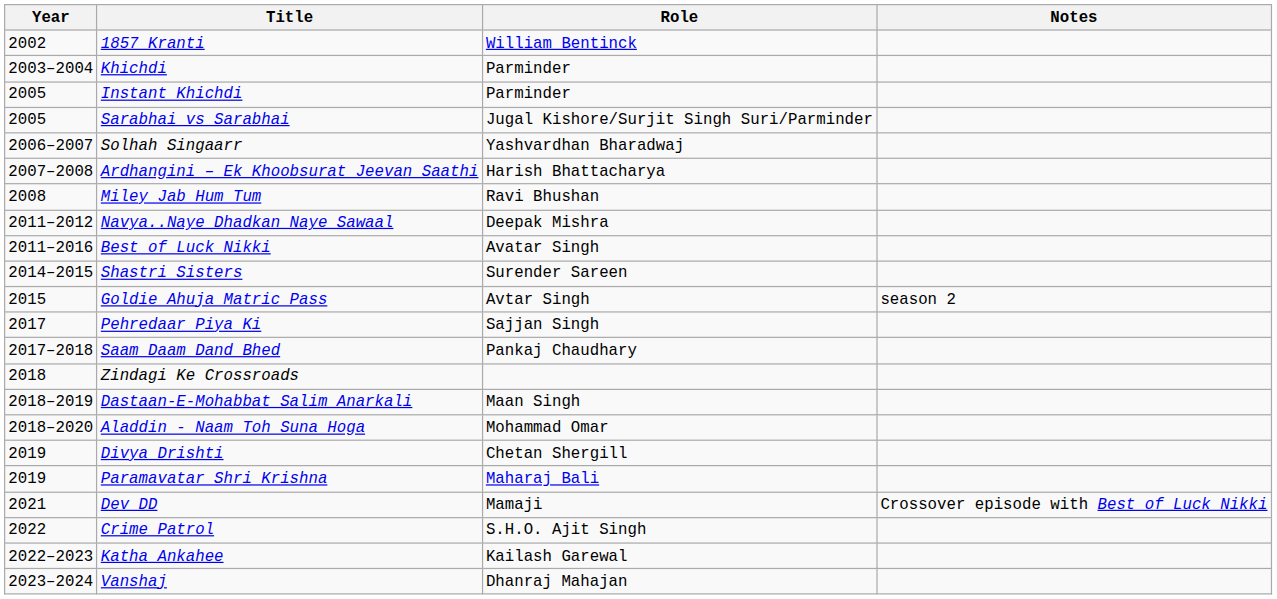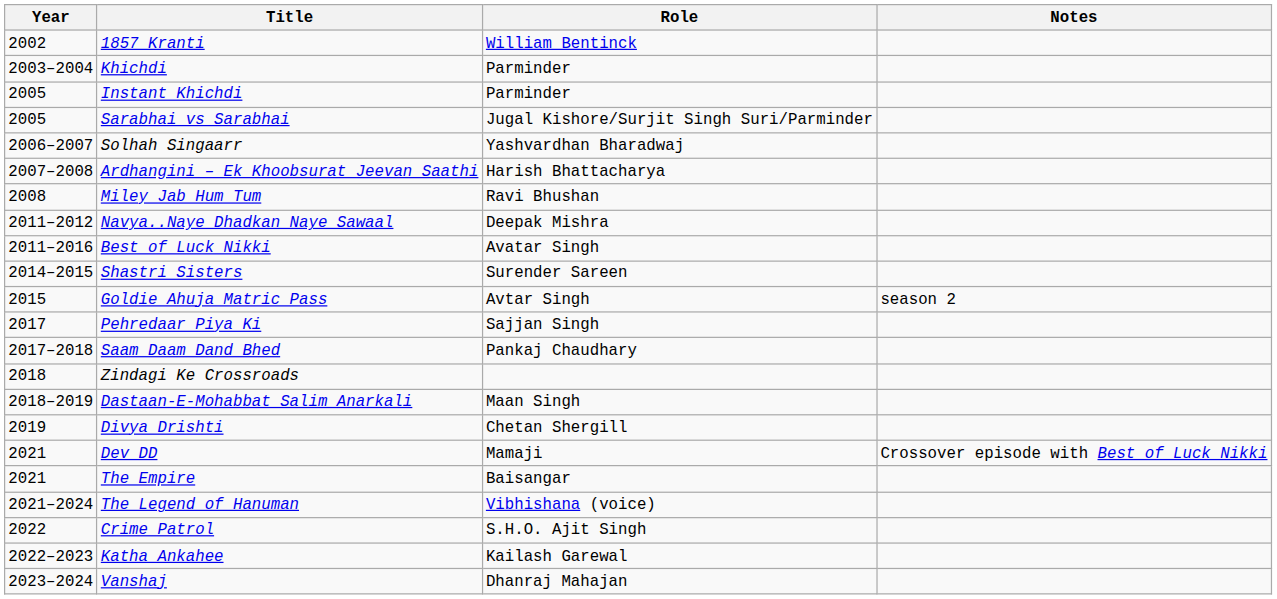- row: (233, 428)
- row: (214, 479)
+ row: (148, 479)
+ row: (200, 505)
